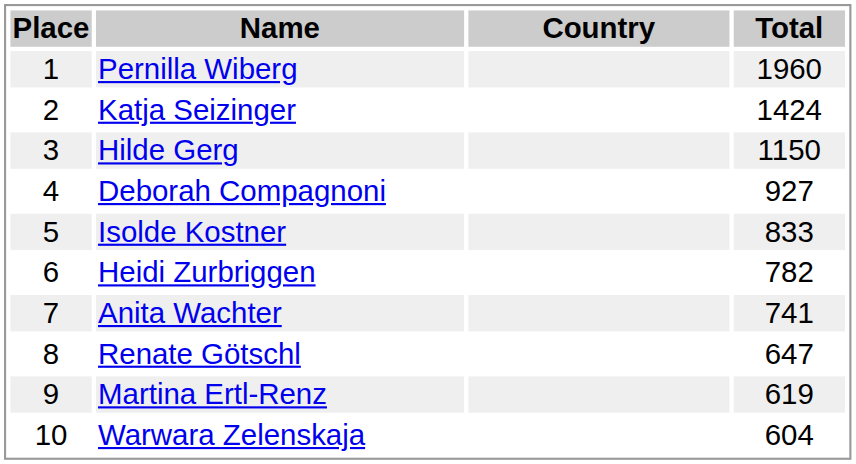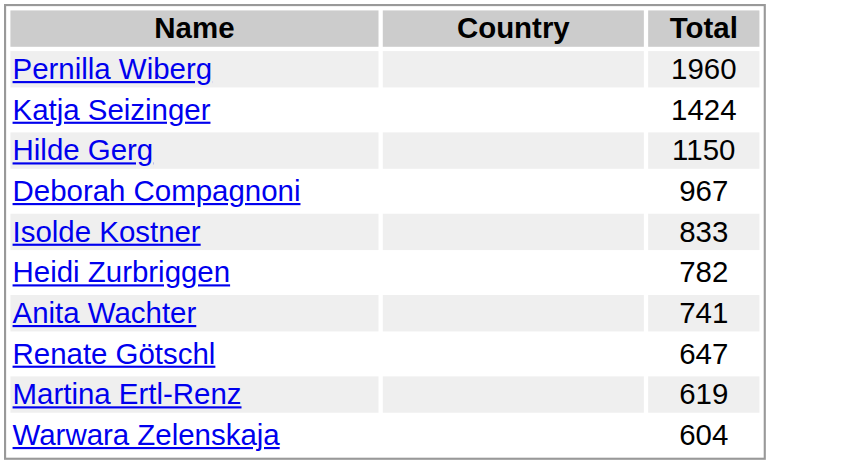- column: (51, 29)
(789, 191) 927 -> (704, 191) 967
